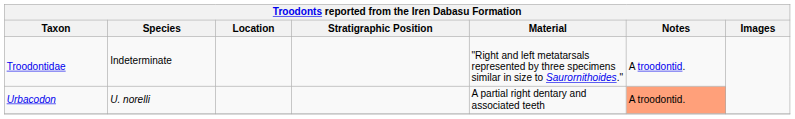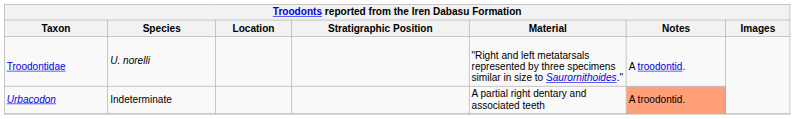(141, 61) Indeterminate -> (130, 61) U. norelli
(130, 100) U. norelli -> (141, 100) Indeterminate
